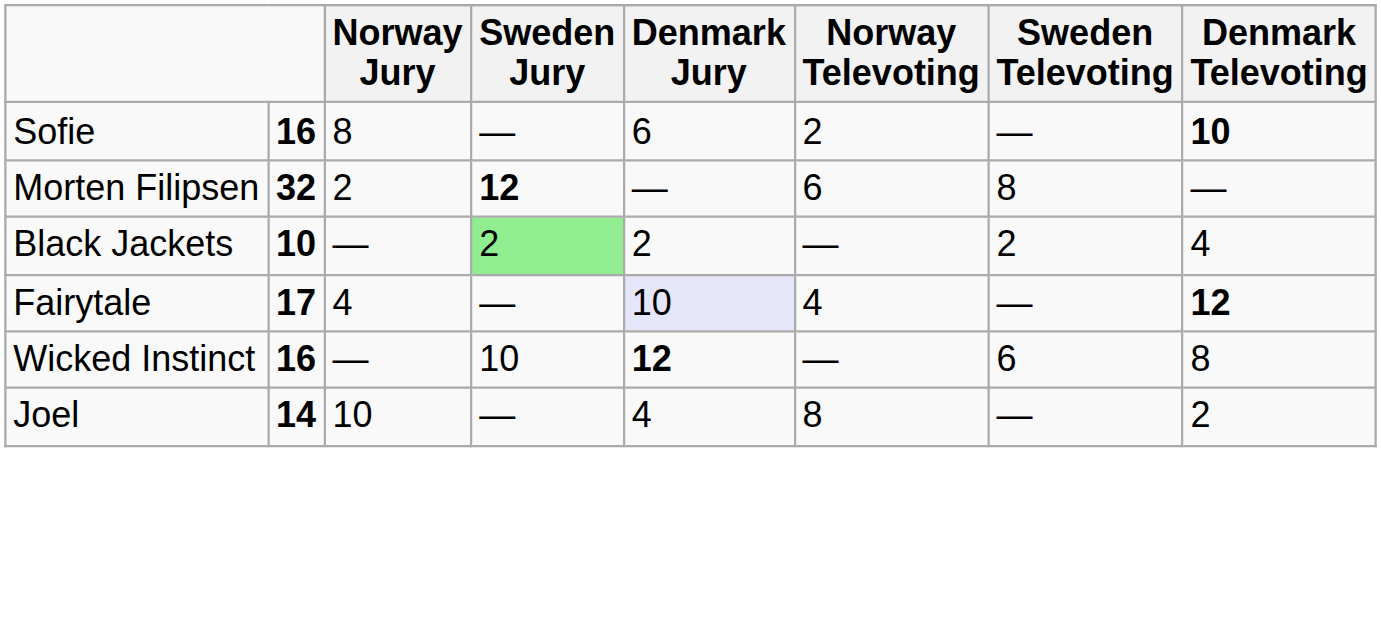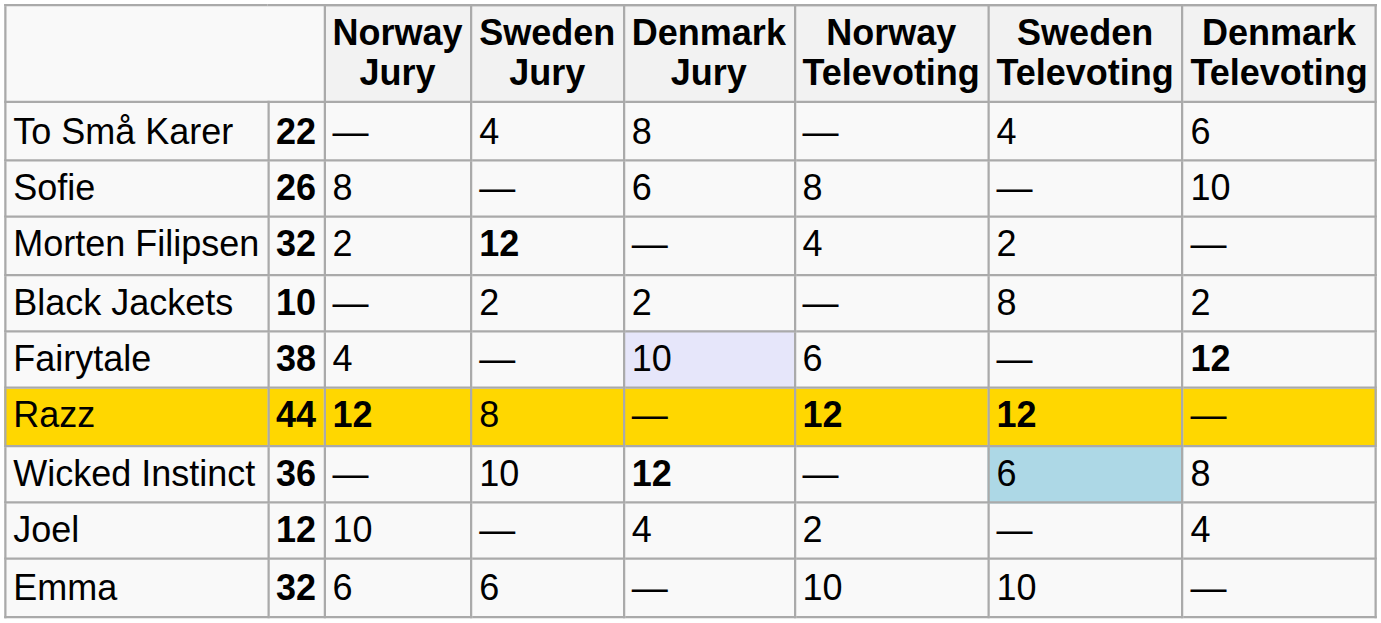+ row: (123, 130)
(296, 130) 16 -> (296, 187) 26
(813, 130) 2 -> (813, 187) 8
(1210, 130) bold -> (1210, 187) normal
(813, 187) 6 -> (813, 244) 4
(1006, 187) 8 -> (1006, 244) 2
(489, 244) lightgreen background -> (489, 301) no background
(1006, 244) 2 -> (1006, 301) 8
(1200, 244) 4 -> (1200, 301) 2
(296, 301) 17 -> (296, 359) 38
(813, 301) 4 -> (813, 359) 6
+ row: (54, 416)
(296, 359) 16 -> (296, 473) 36
(1006, 359) no background -> (1006, 473) lightblue background
(296, 416) 14 -> (296, 530) 12
(813, 416) 8 -> (813, 530) 2
(1200, 416) 2 -> (1200, 530) 4
+ row: (65, 587)
